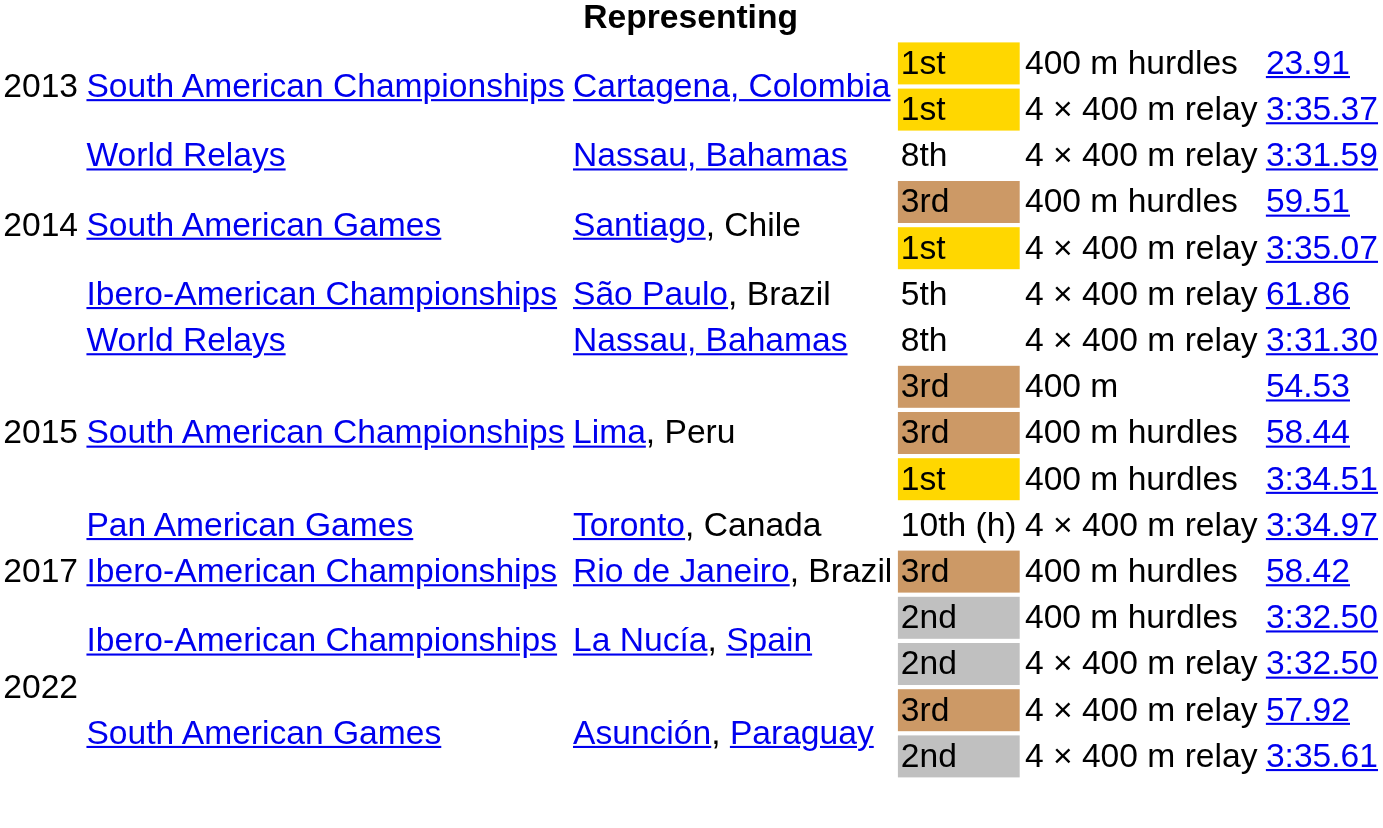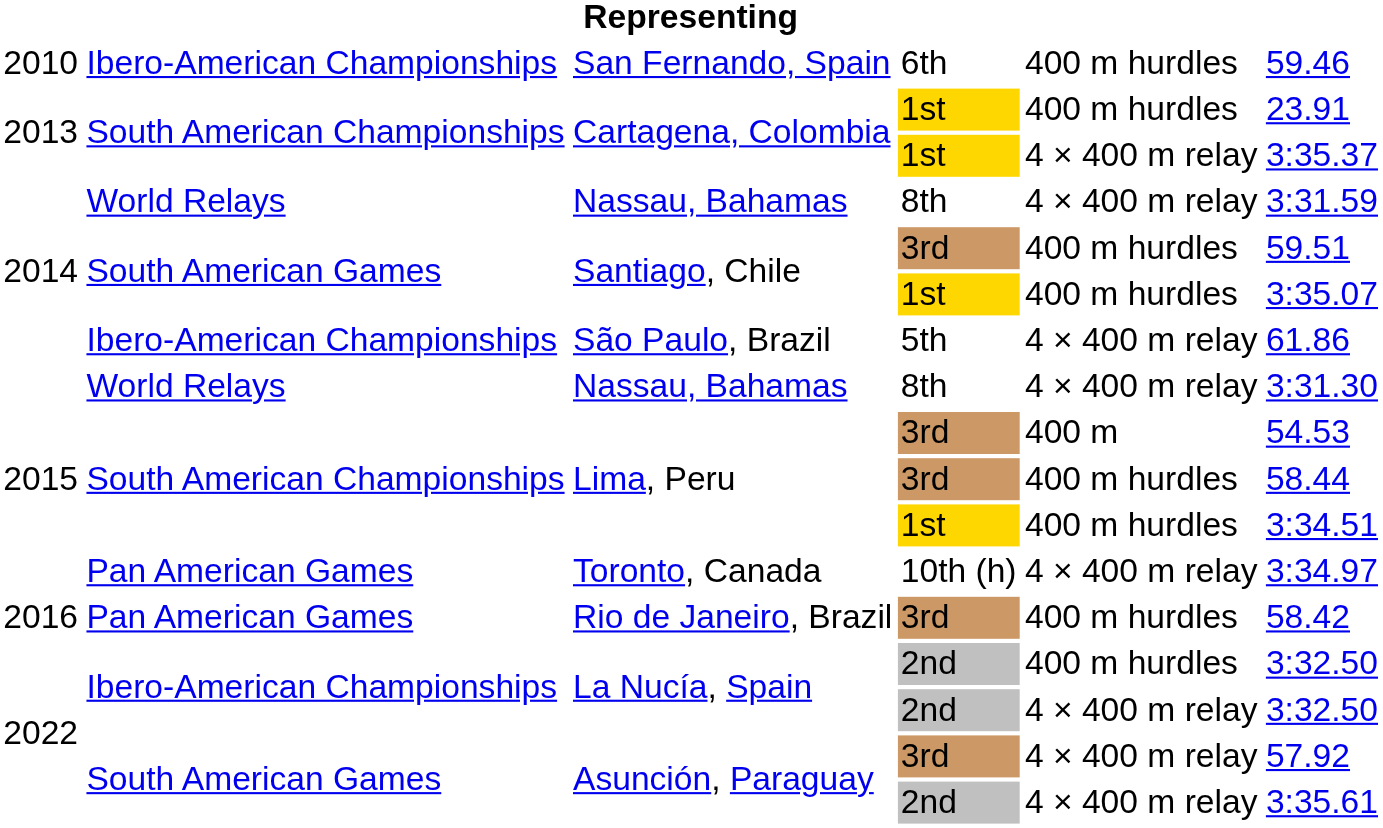+ row: (732, 62)
(1141, 247) 4 × 400 m relay -> (1131, 293) 400 m hurdles
(41, 571) 2017 -> (41, 617) 2016
(322, 571) Ibero-American Championships -> (250, 617) Pan American Games
